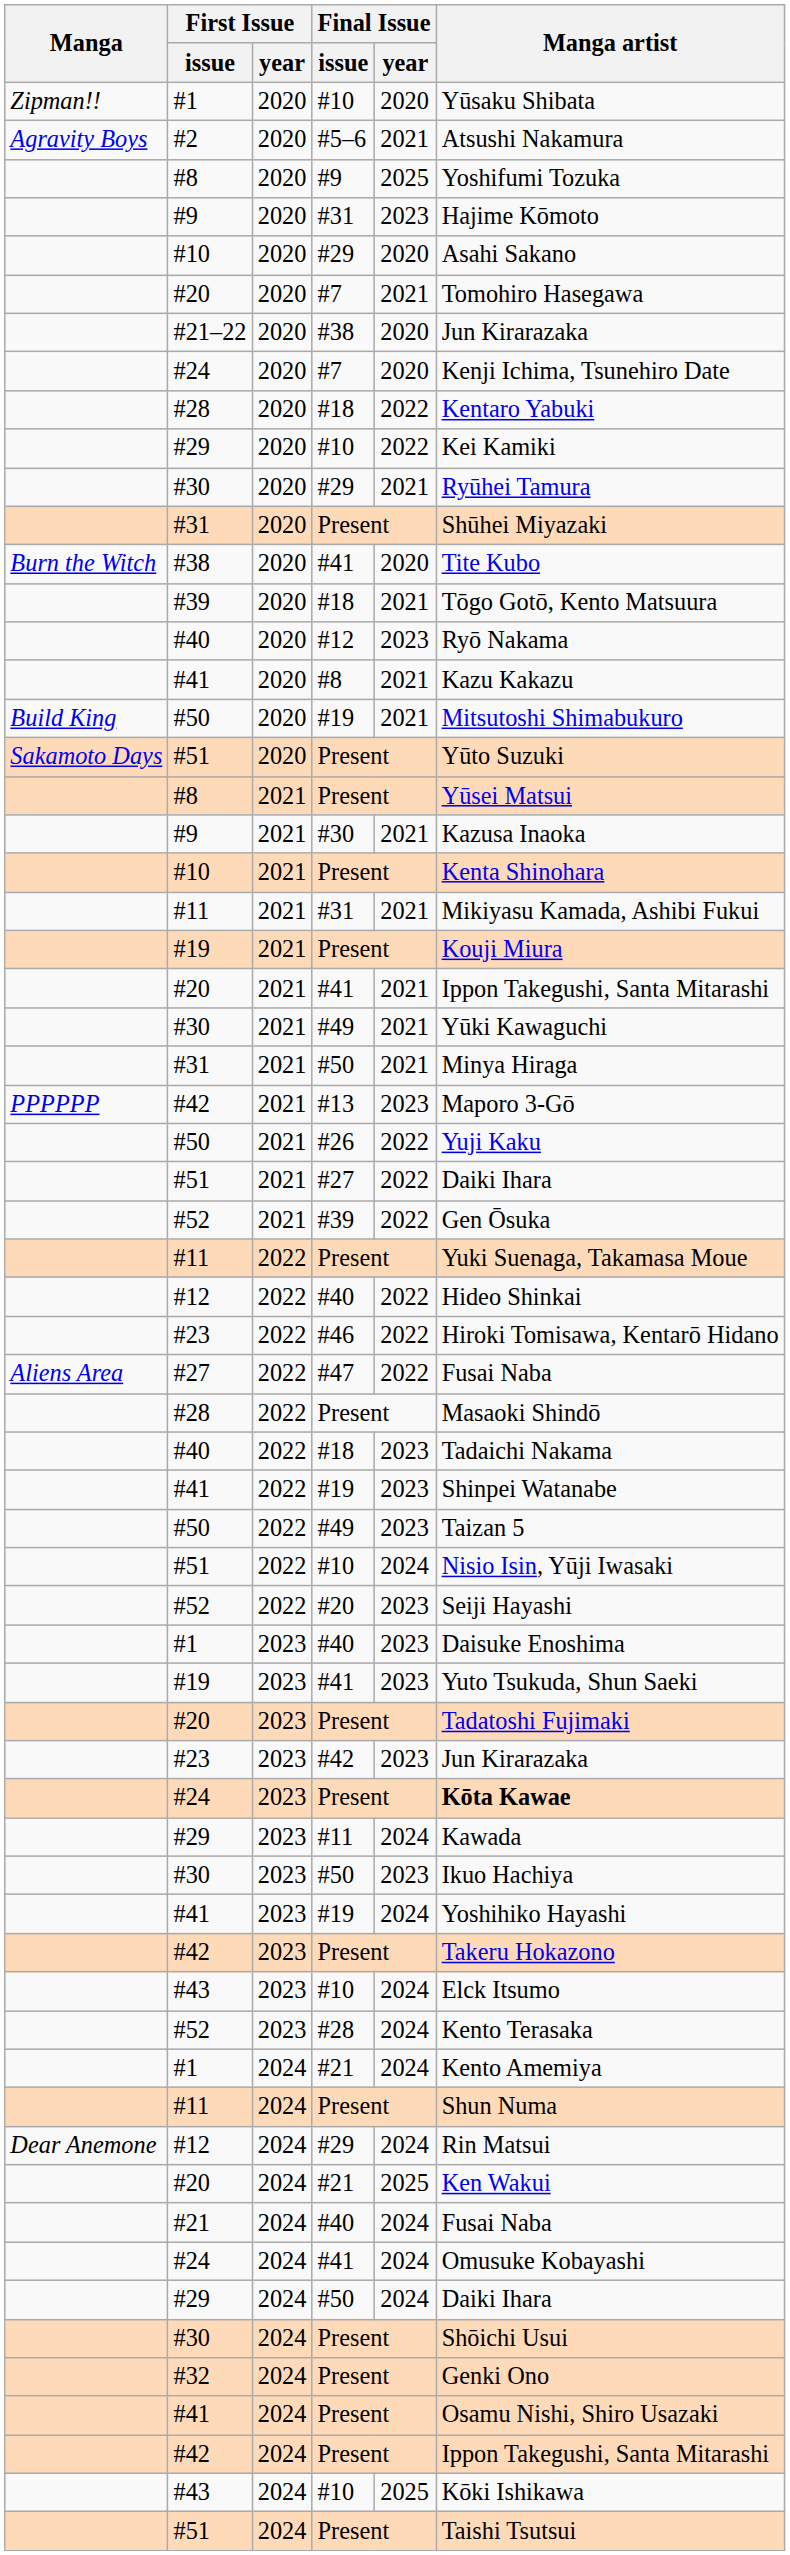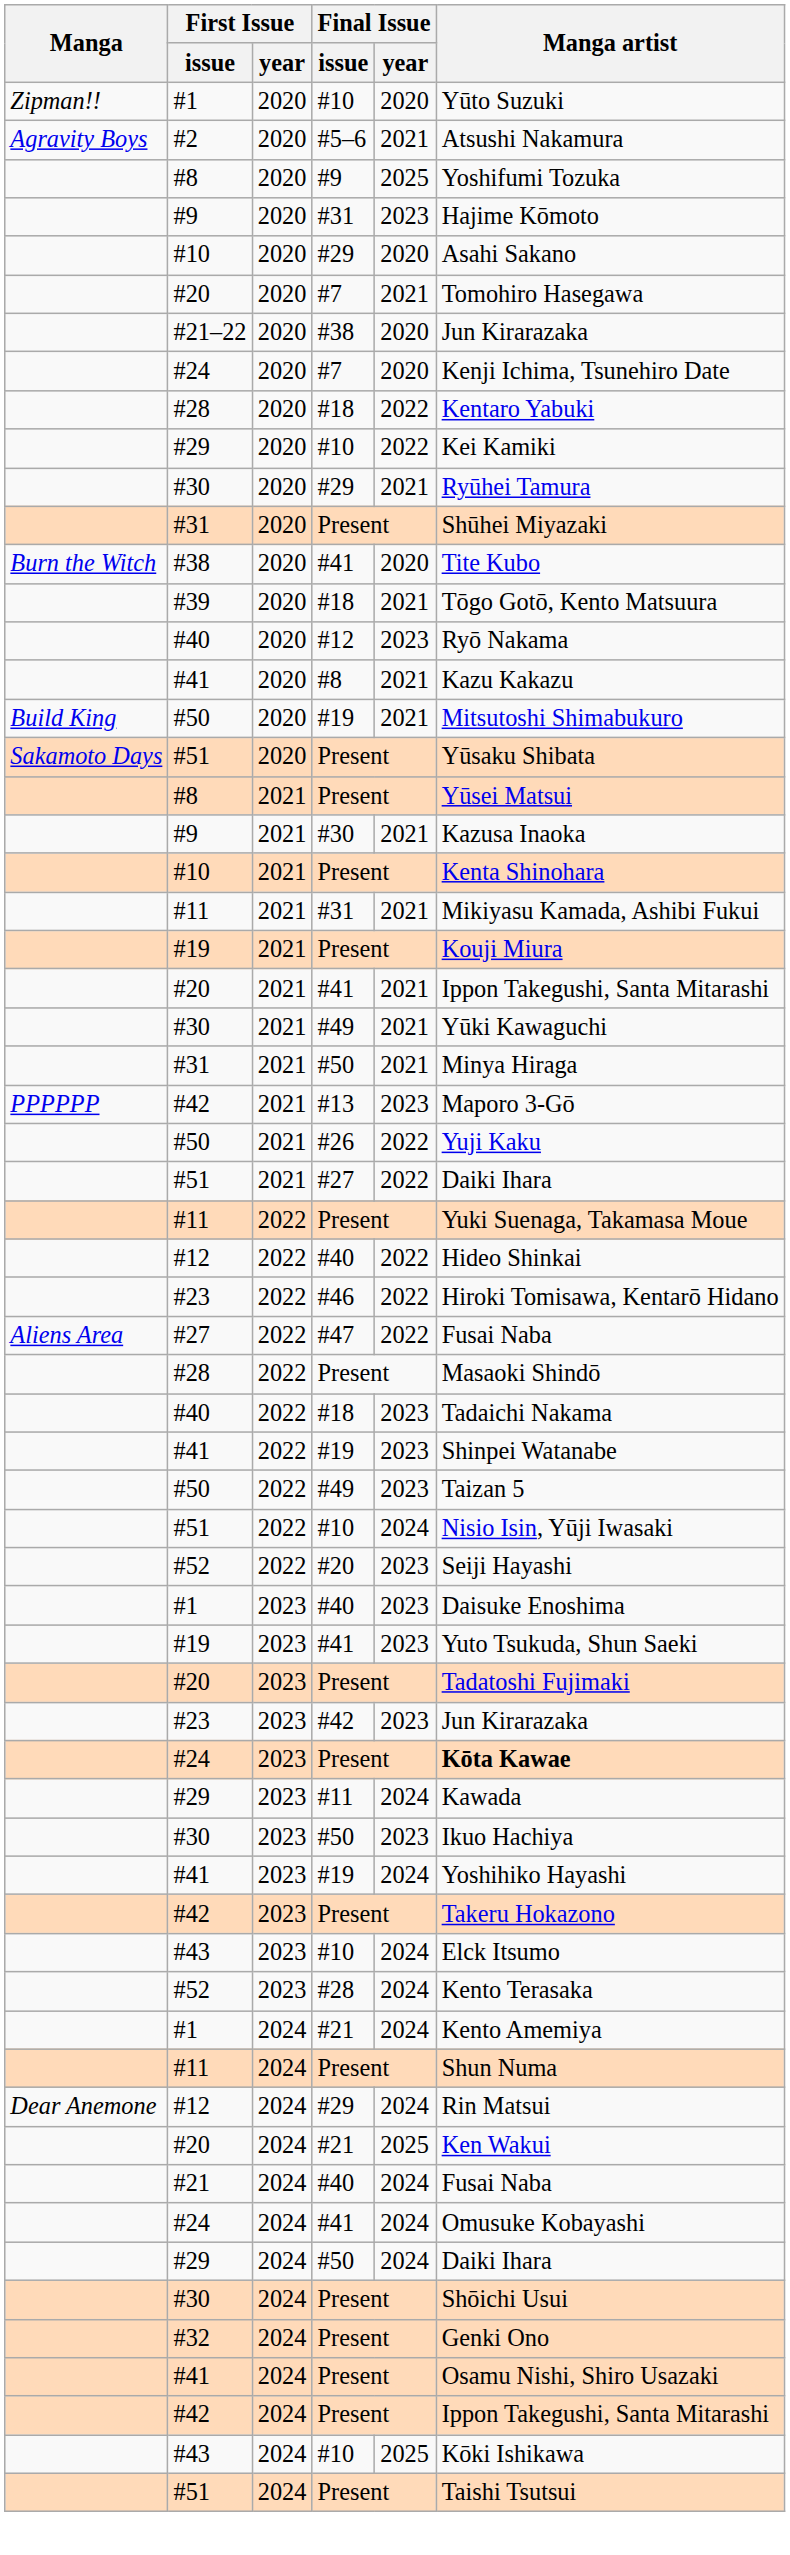(518, 100) Yūsaku Shibata -> (503, 100) Yūto Suzuki
(503, 756) Yūto Suzuki -> (518, 756) Yūsaku Shibata
- row: (192, 1219)
